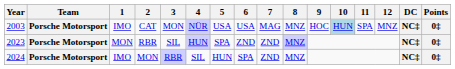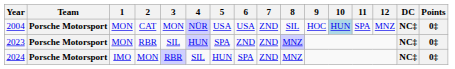(16, 26) 2003 -> (16, 26) 2004
(122, 26) IMO -> (122, 26) MON
(270, 26) MAG -> (269, 26) ZND
(295, 26) MNZ -> (293, 26) SIL
